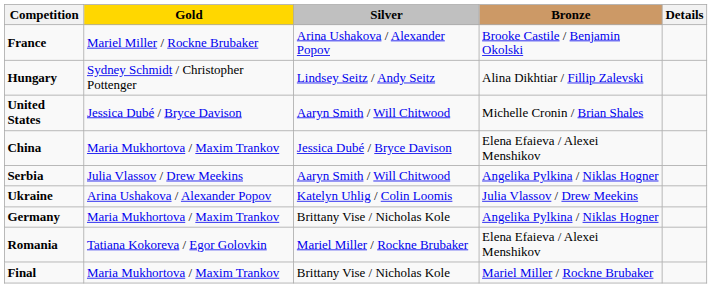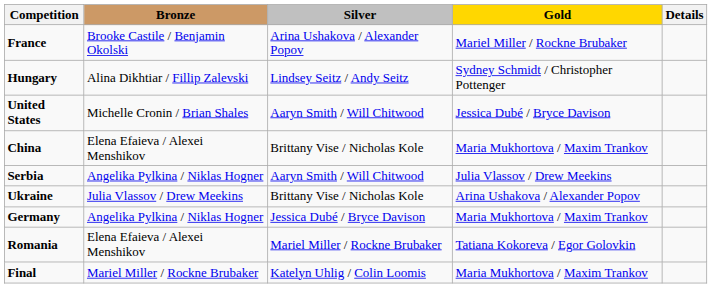columns swapped: (189, 14) <-> (571, 14)
(374, 148) Jessica Dubé / Bryce Davison -> (347, 148) Brittany Vise / Nicholas Kole
(375, 196) Katelyn Uhlig / Colin Loomis -> (347, 196) Brittany Vise / Nicholas Kole
(373, 216) Brittany Vise / Nicholas Kole -> (348, 216) Jessica Dubé / Bryce Davison
(373, 272) Brittany Vise / Nicholas Kole -> (348, 272) Katelyn Uhlig / Colin Loomis
